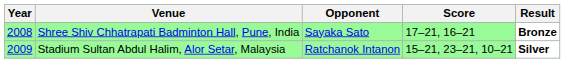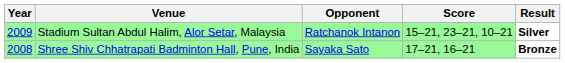rows swapped: (169, 32) <-> (162, 50)
